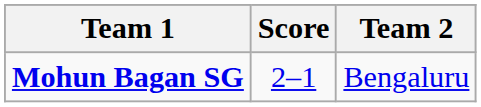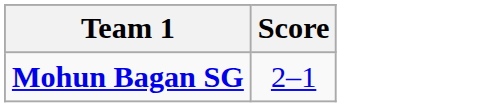- column: (406, 28)
